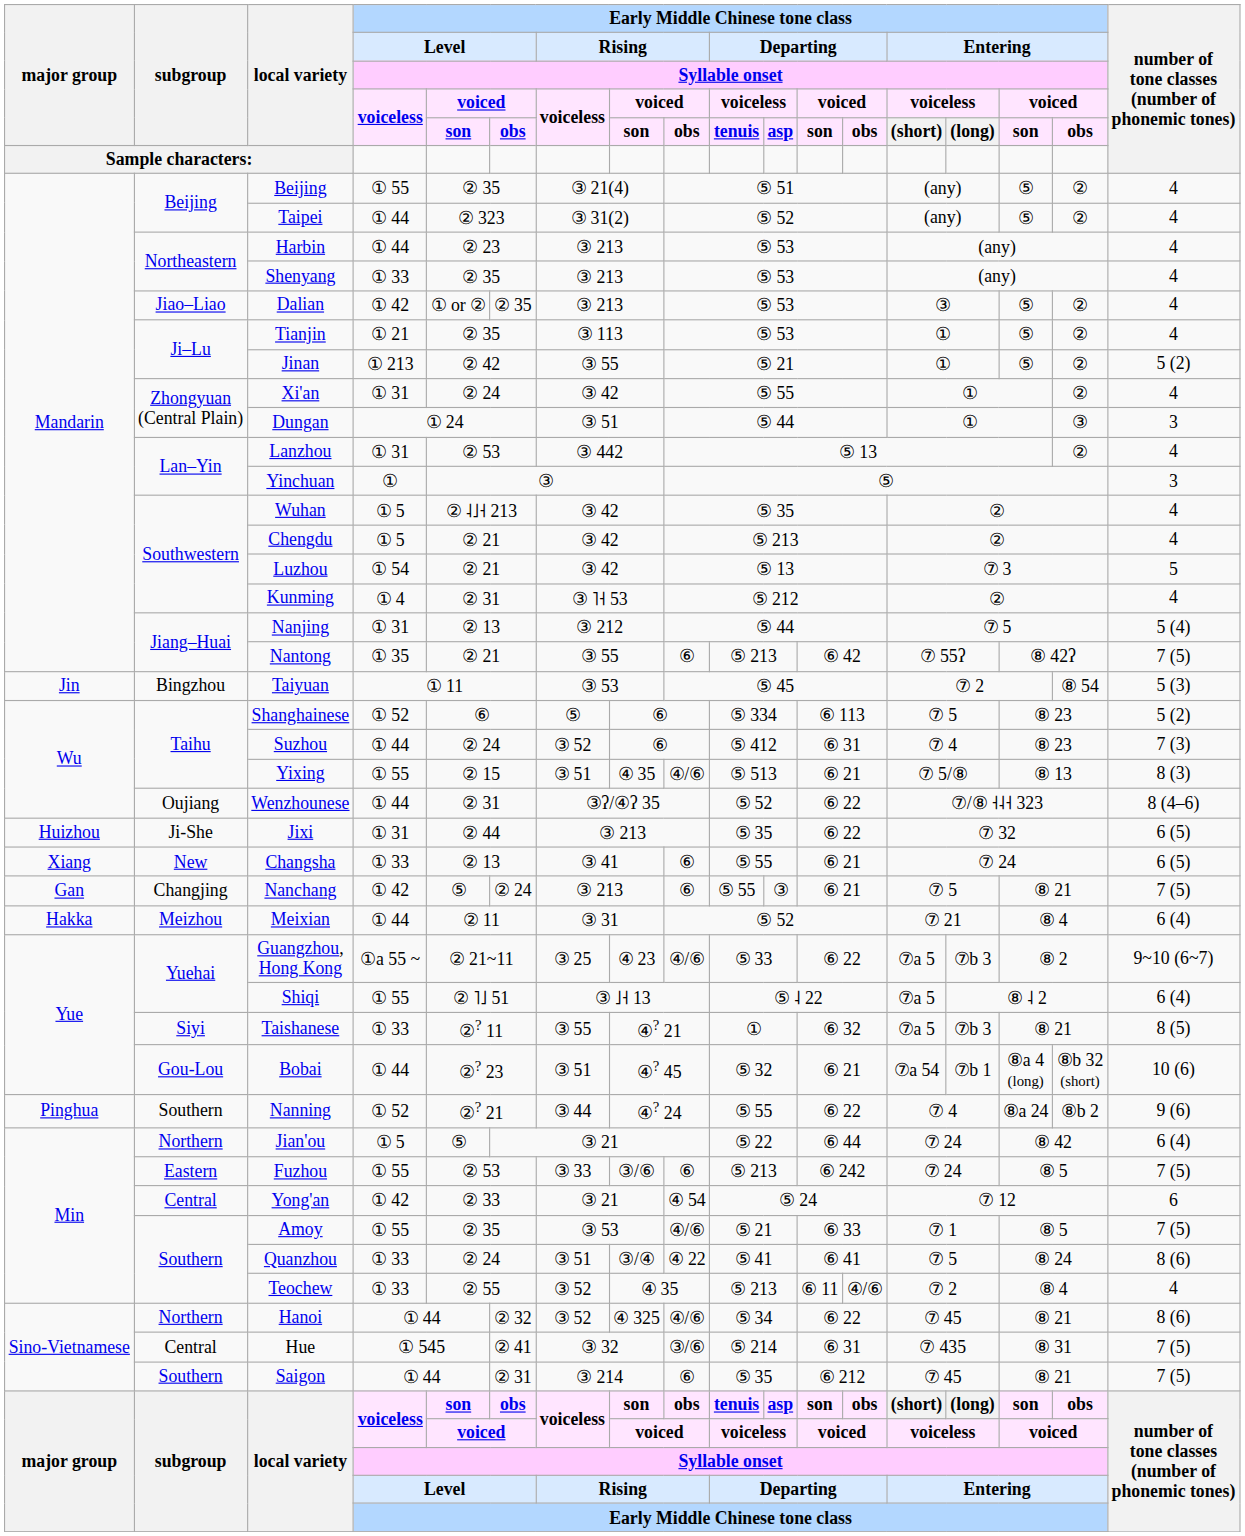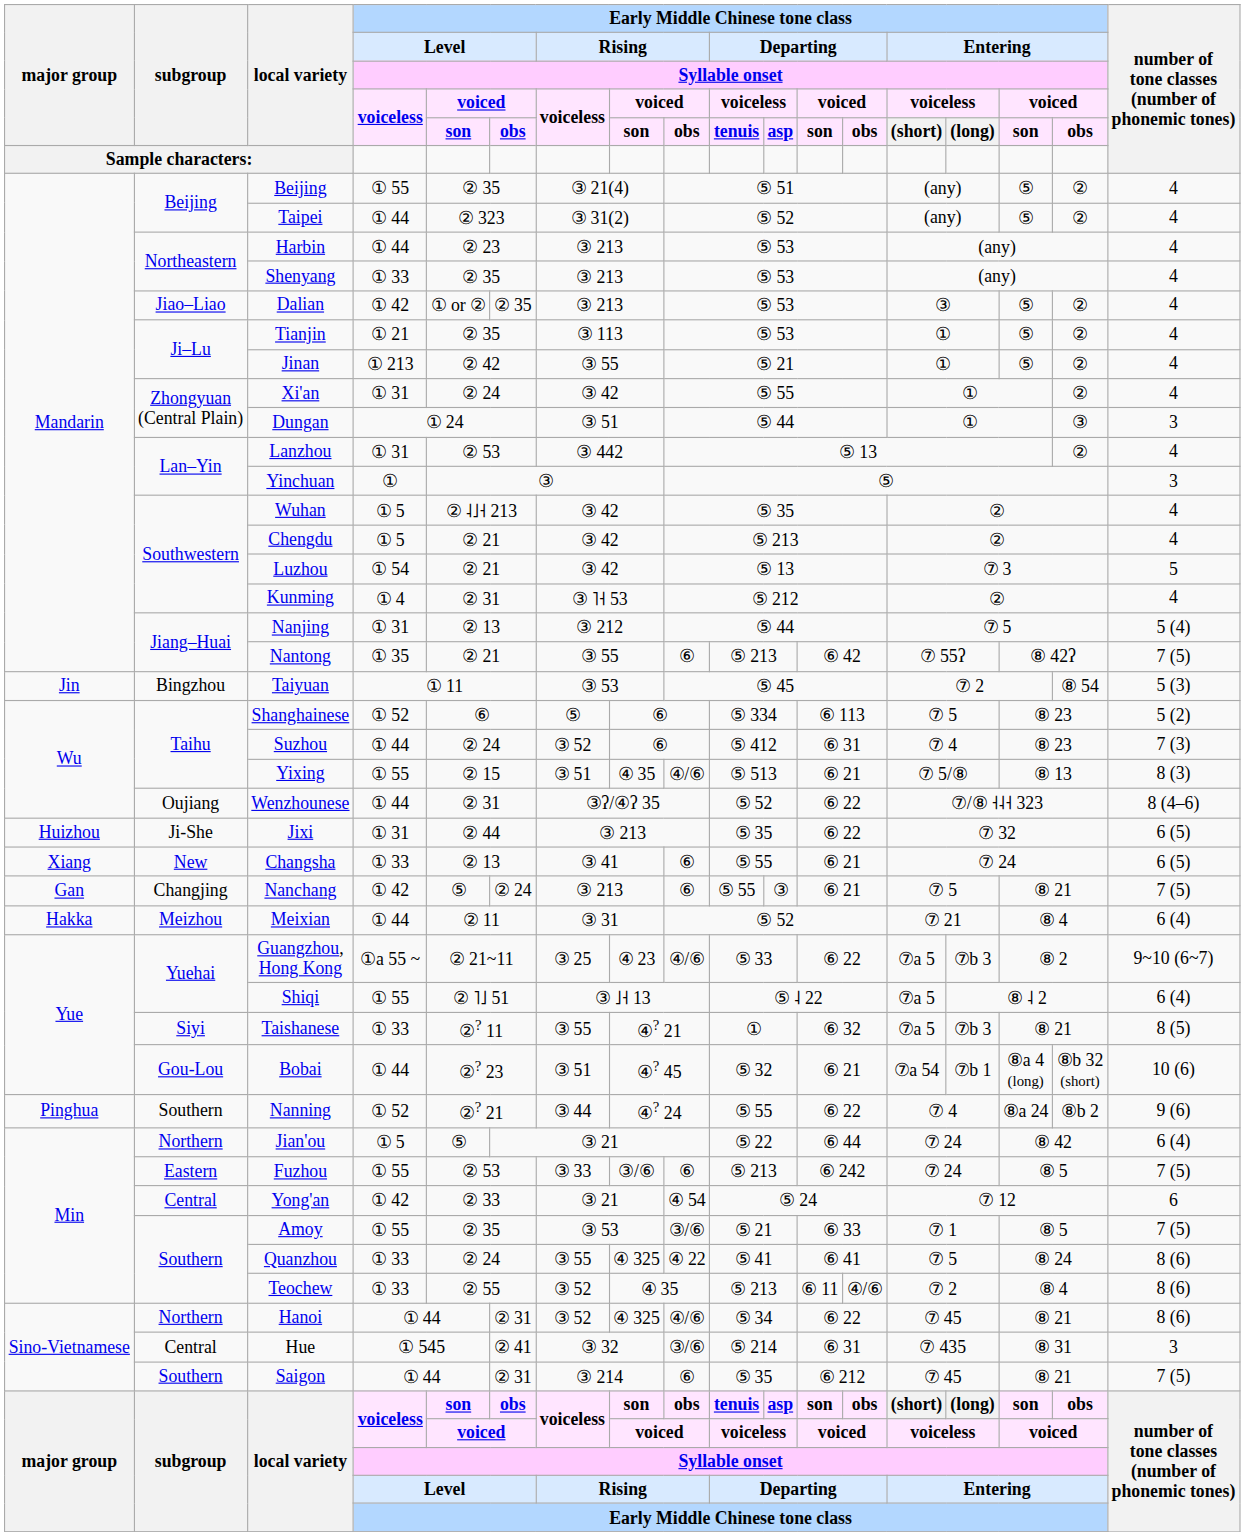(1173, 363) 5 (2) -> (1173, 363) 4
(687, 1230) ④/⑥ -> (687, 1230) ③/⑥
(572, 1259) ③ 51 -> (572, 1259) ③ 55
(636, 1259) ③/④ -> (636, 1259) ④ 325
(1173, 1288) 4 -> (1173, 1288) 8 (6)
(513, 1318) ② 32 -> (513, 1318) ② 31
(1173, 1346) 7 (5) -> (1173, 1346) 3
